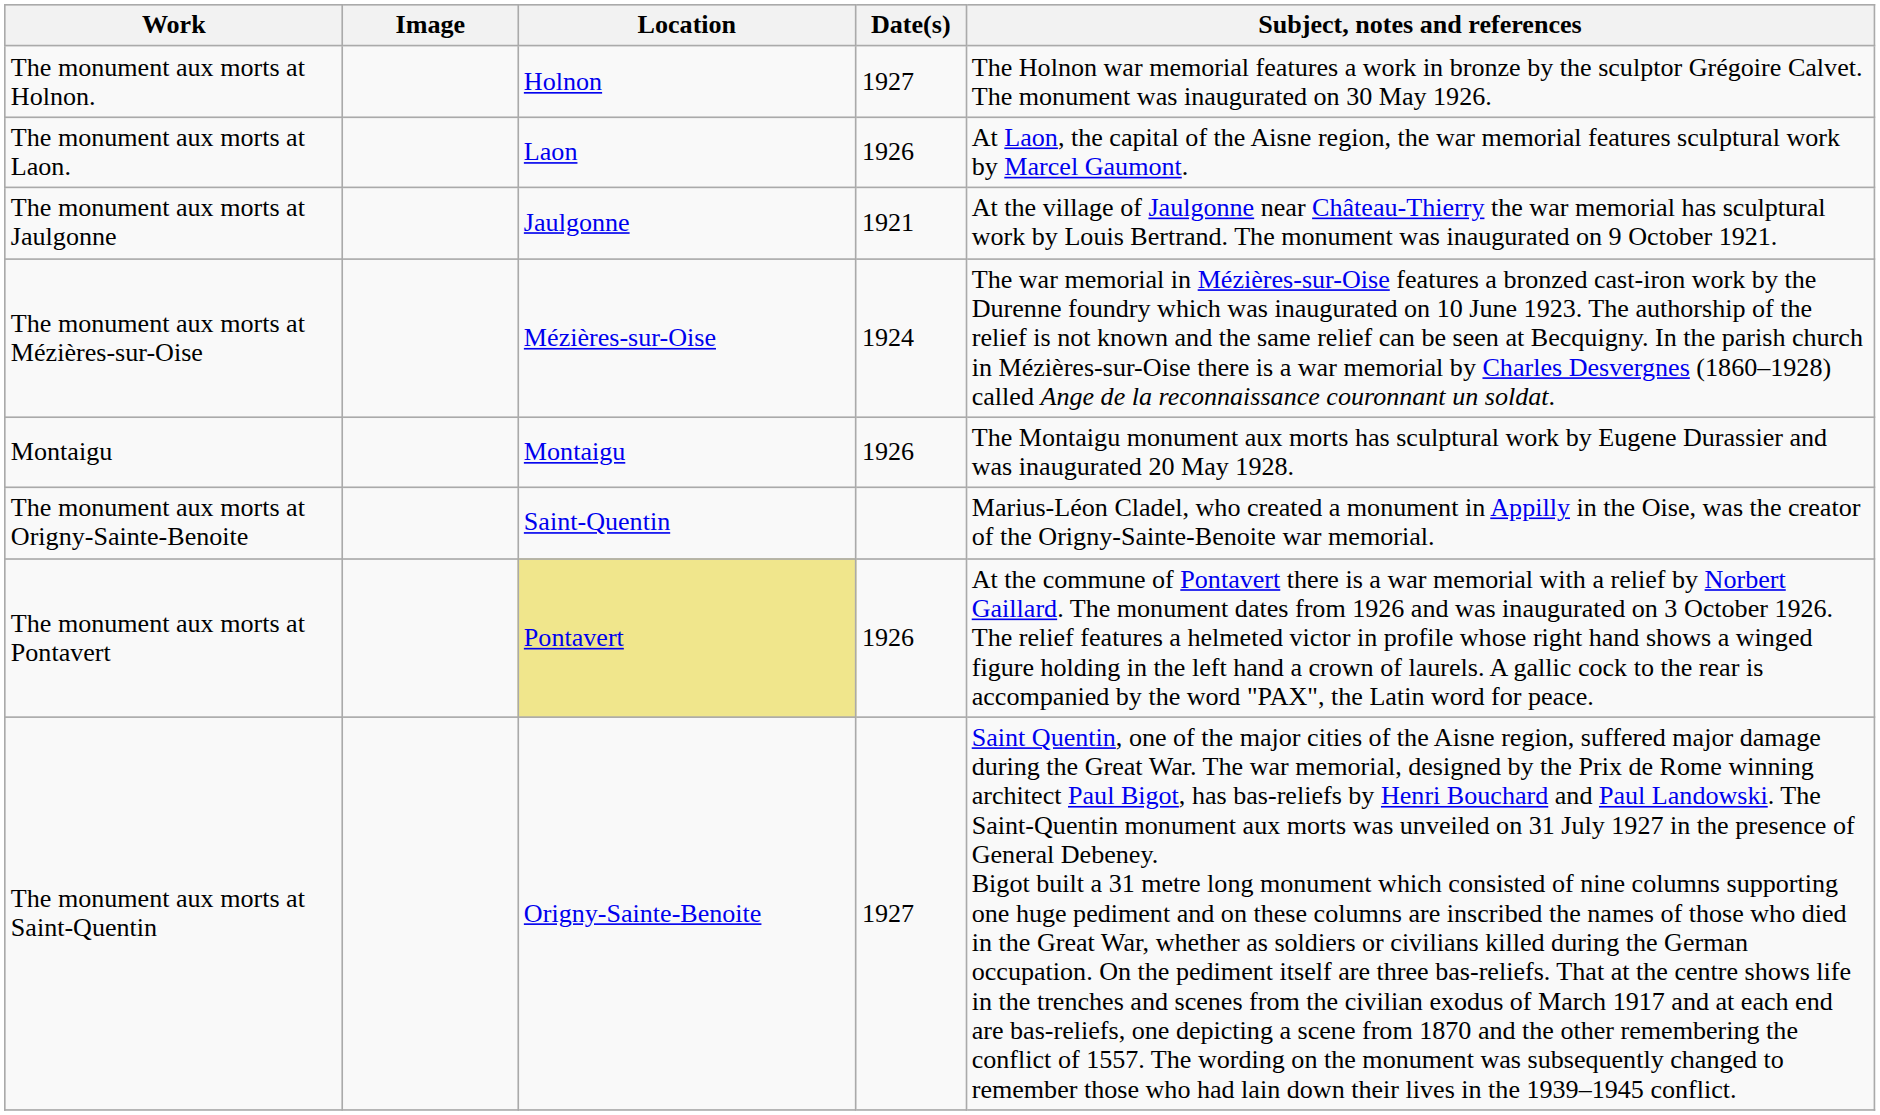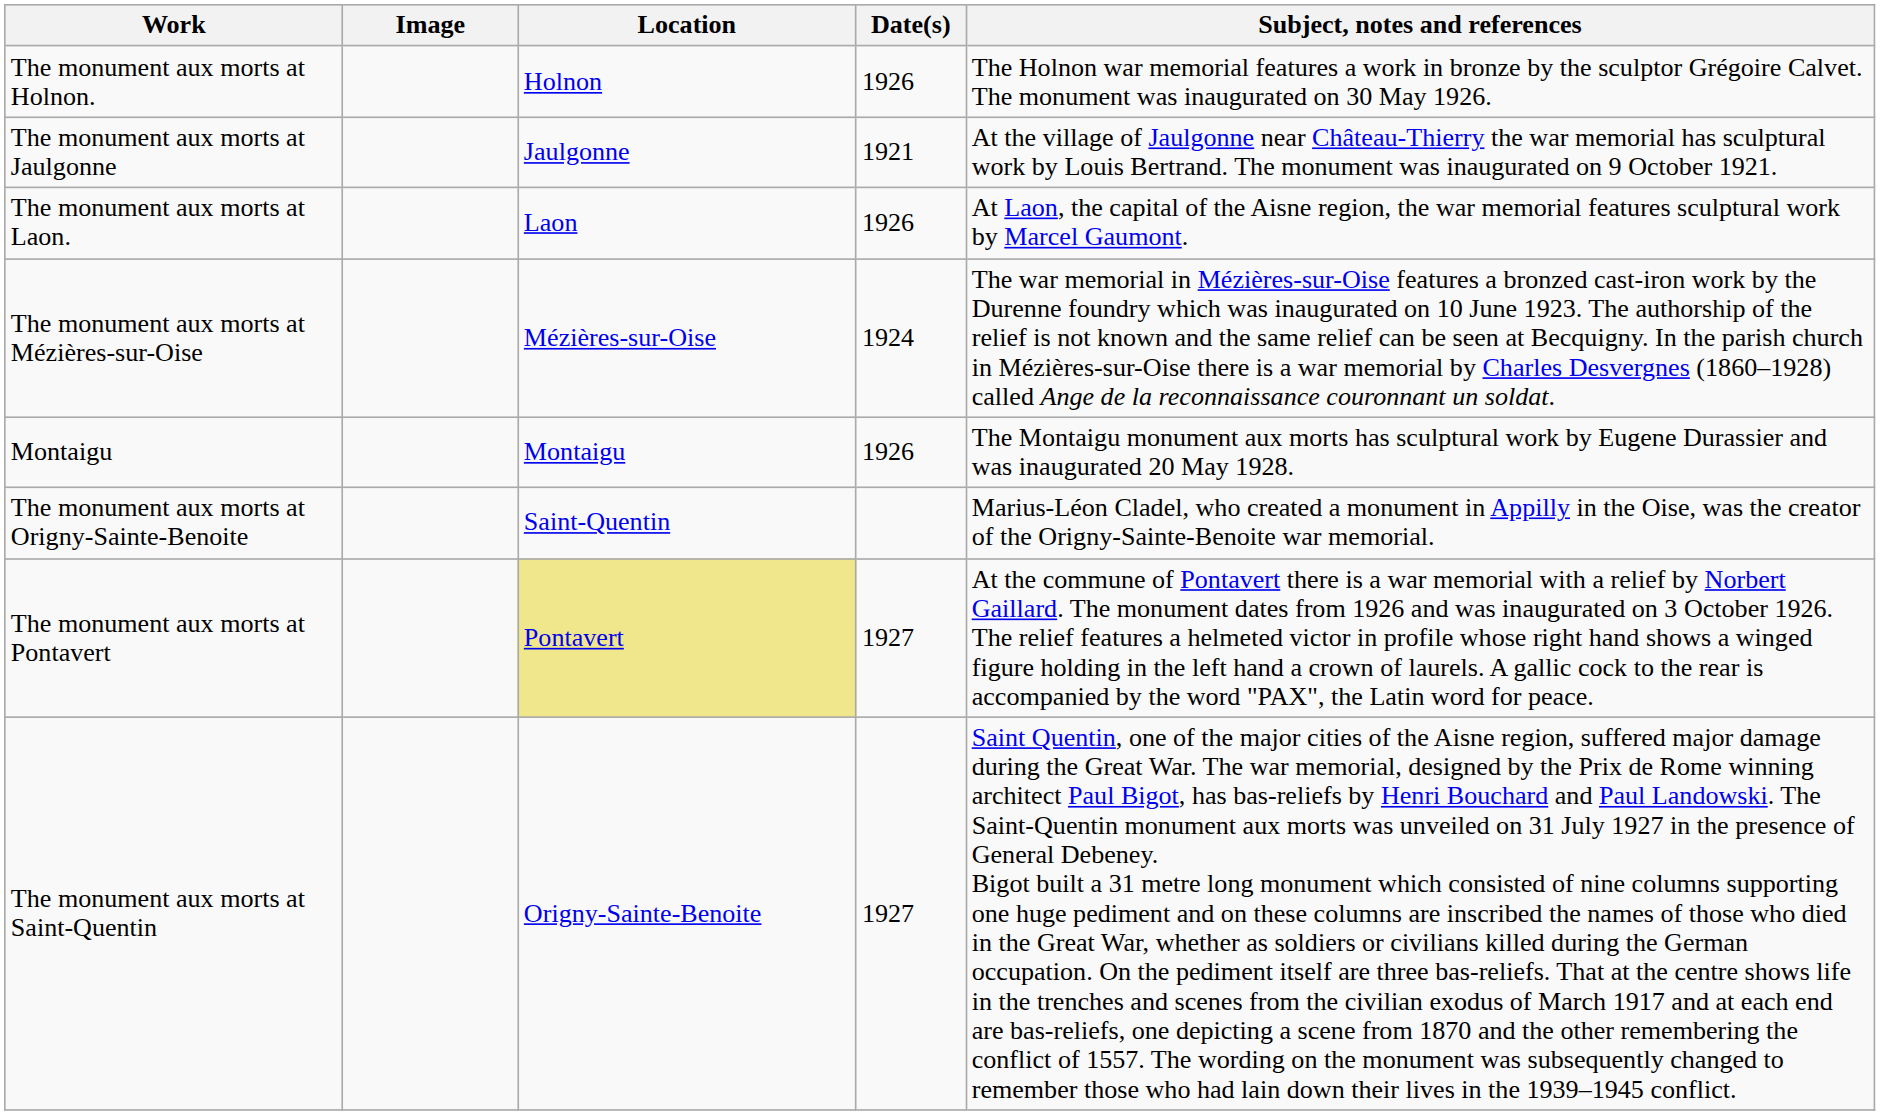(888, 81) 1927 -> (888, 81) 1926
rows swapped: (158, 222) <-> (158, 151)
(888, 637) 1926 -> (888, 637) 1927
